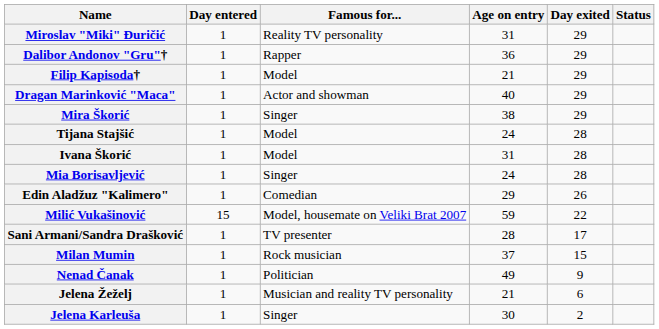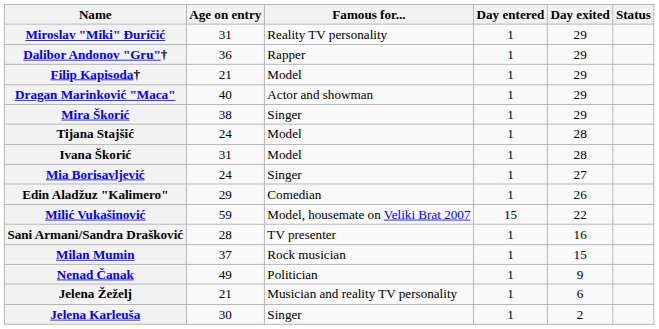columns swapped: (508, 14) <-> (223, 14)
(580, 174) 28 -> (580, 174) 27
(580, 234) 17 -> (580, 234) 16
